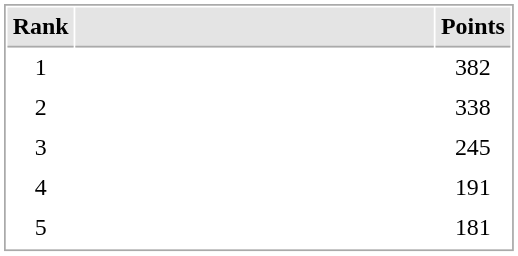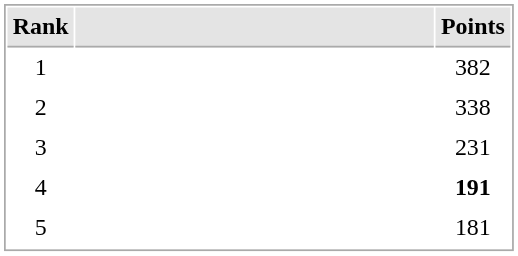(473, 148) 245 -> (473, 148) 231
(473, 188) normal -> (473, 188) bold
